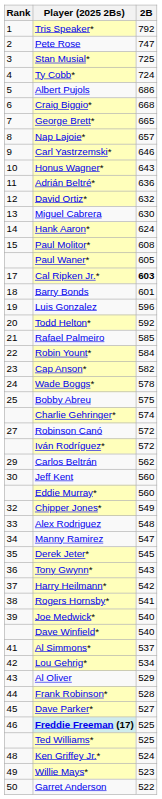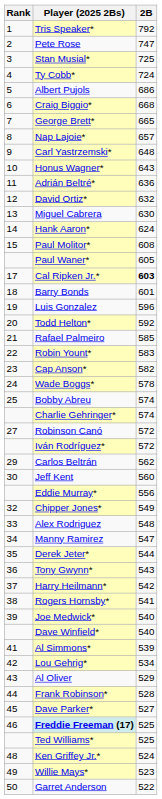(146, 152) 646 -> (146, 152) 648
(146, 353) 584 -> (146, 353) 583
(146, 399) 575 -> (146, 399) 574
(146, 492) 560 -> (146, 492) 556
(146, 554) 545 -> (146, 554) 544
(146, 647) 537 -> (146, 647) 539
